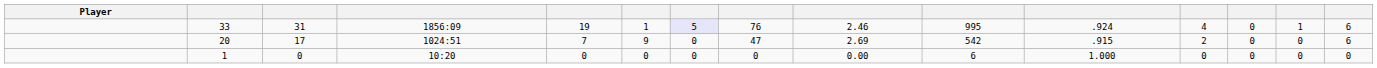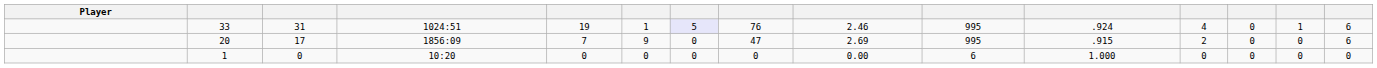(442, 26) 1856:09 -> (442, 26) 1024:51
(442, 41) 1024:51 -> (442, 41) 1856:09
(973, 41) 542 -> (973, 41) 995
